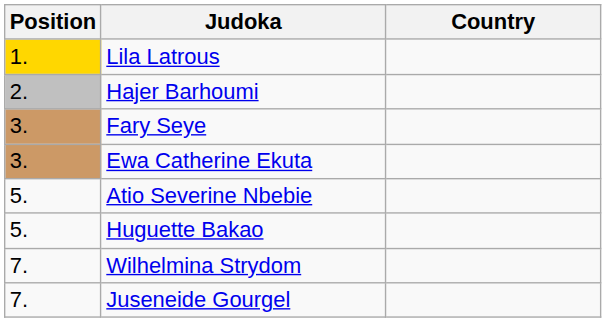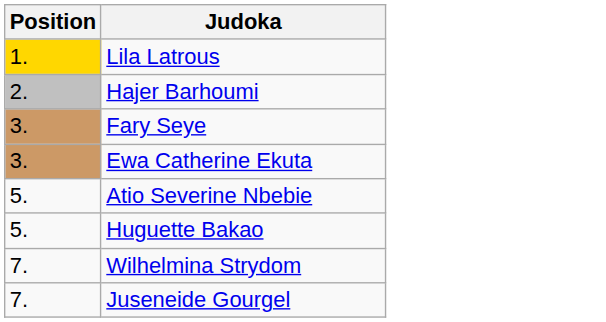- column: (493, 21)
